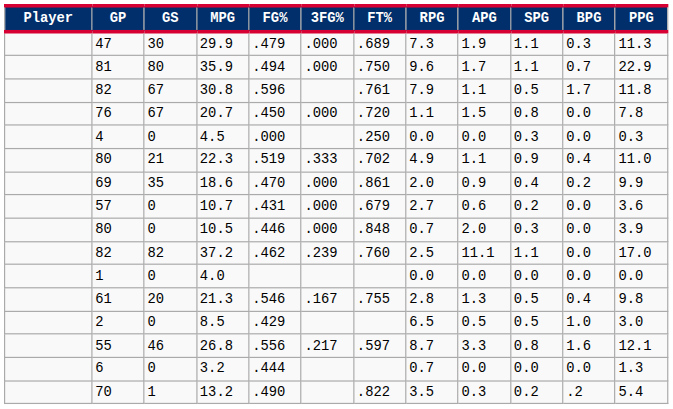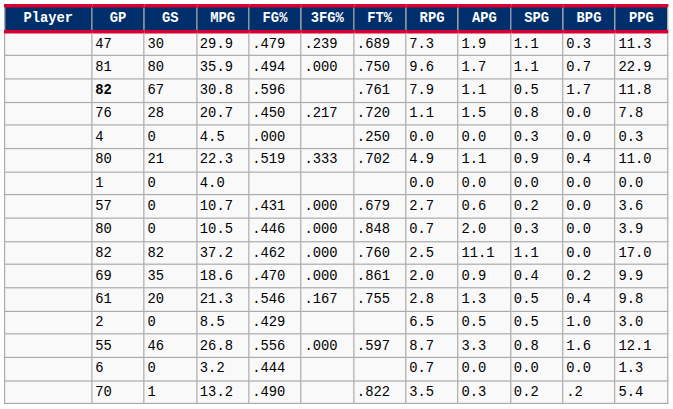(321, 44) .000 -> (321, 44) .239
(103, 90) normal -> (103, 90) bold
(156, 113) 67 -> (156, 113) 28
(321, 113) .000 -> (321, 113) .217
rows swapped: (212, 276) <-> (216, 183)
(321, 253) .239 -> (321, 253) .000
(321, 345) .217 -> (321, 345) .000
